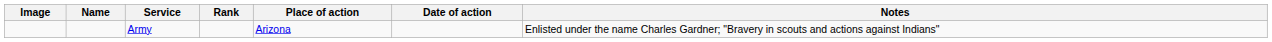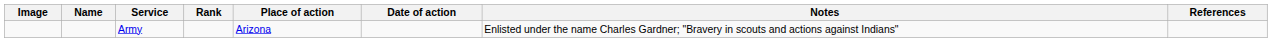+ column: (1218, 12)
